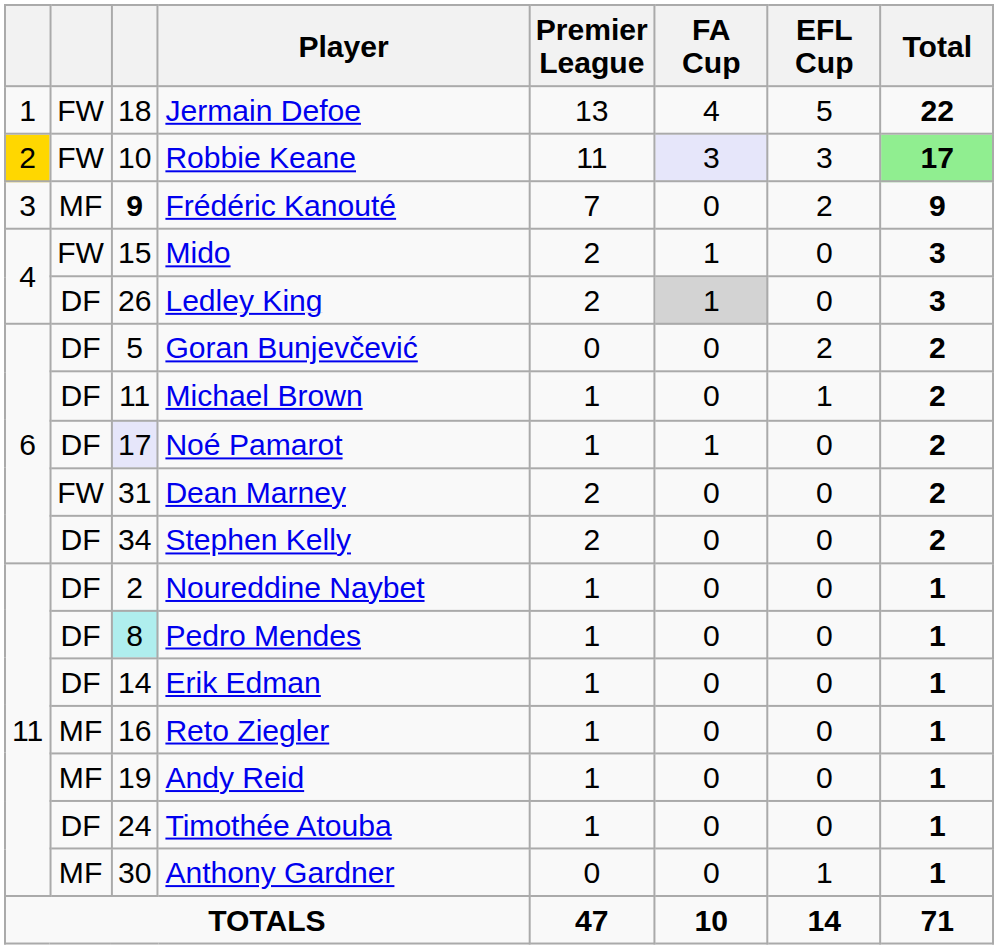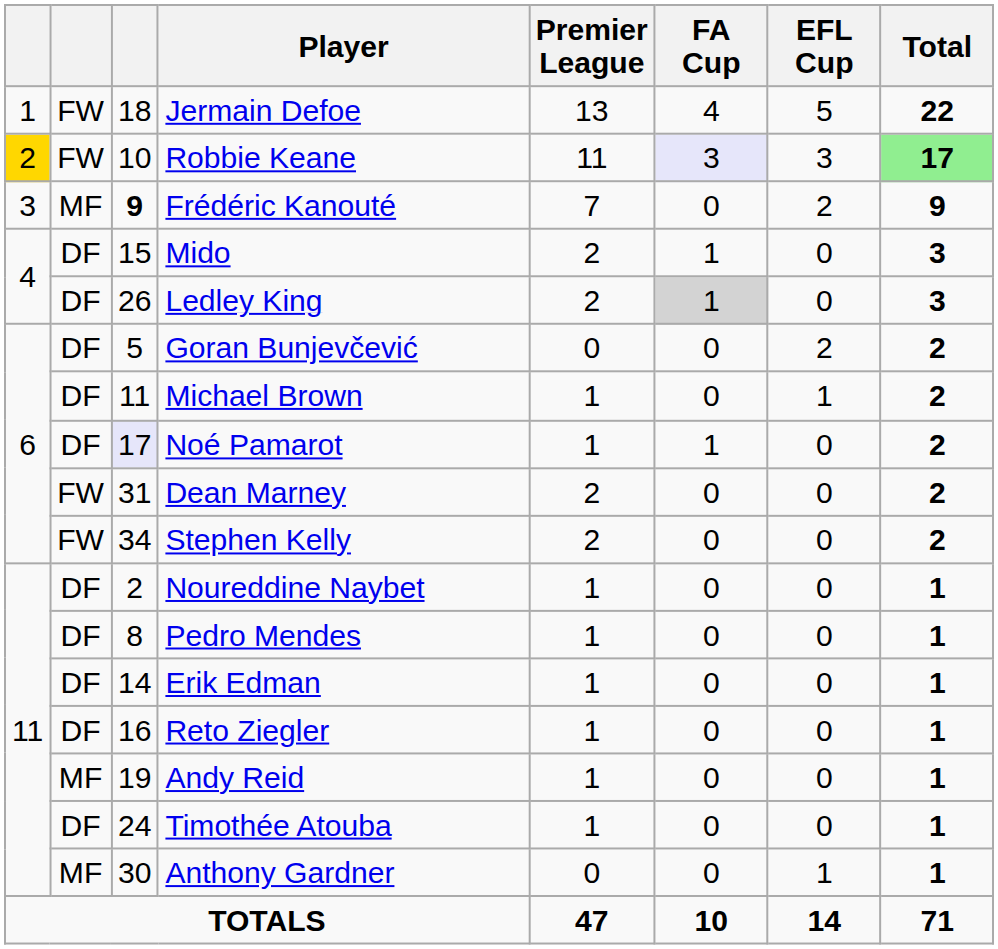(81, 253) FW -> (81, 253) DF
(81, 539) DF -> (81, 539) FW
(135, 634) paleturquoise background -> (135, 634) no background
(81, 730) MF -> (81, 730) DF
